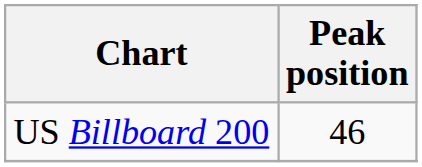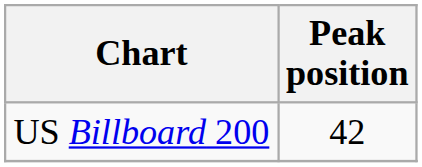(347, 131) 46 -> (347, 131) 42
